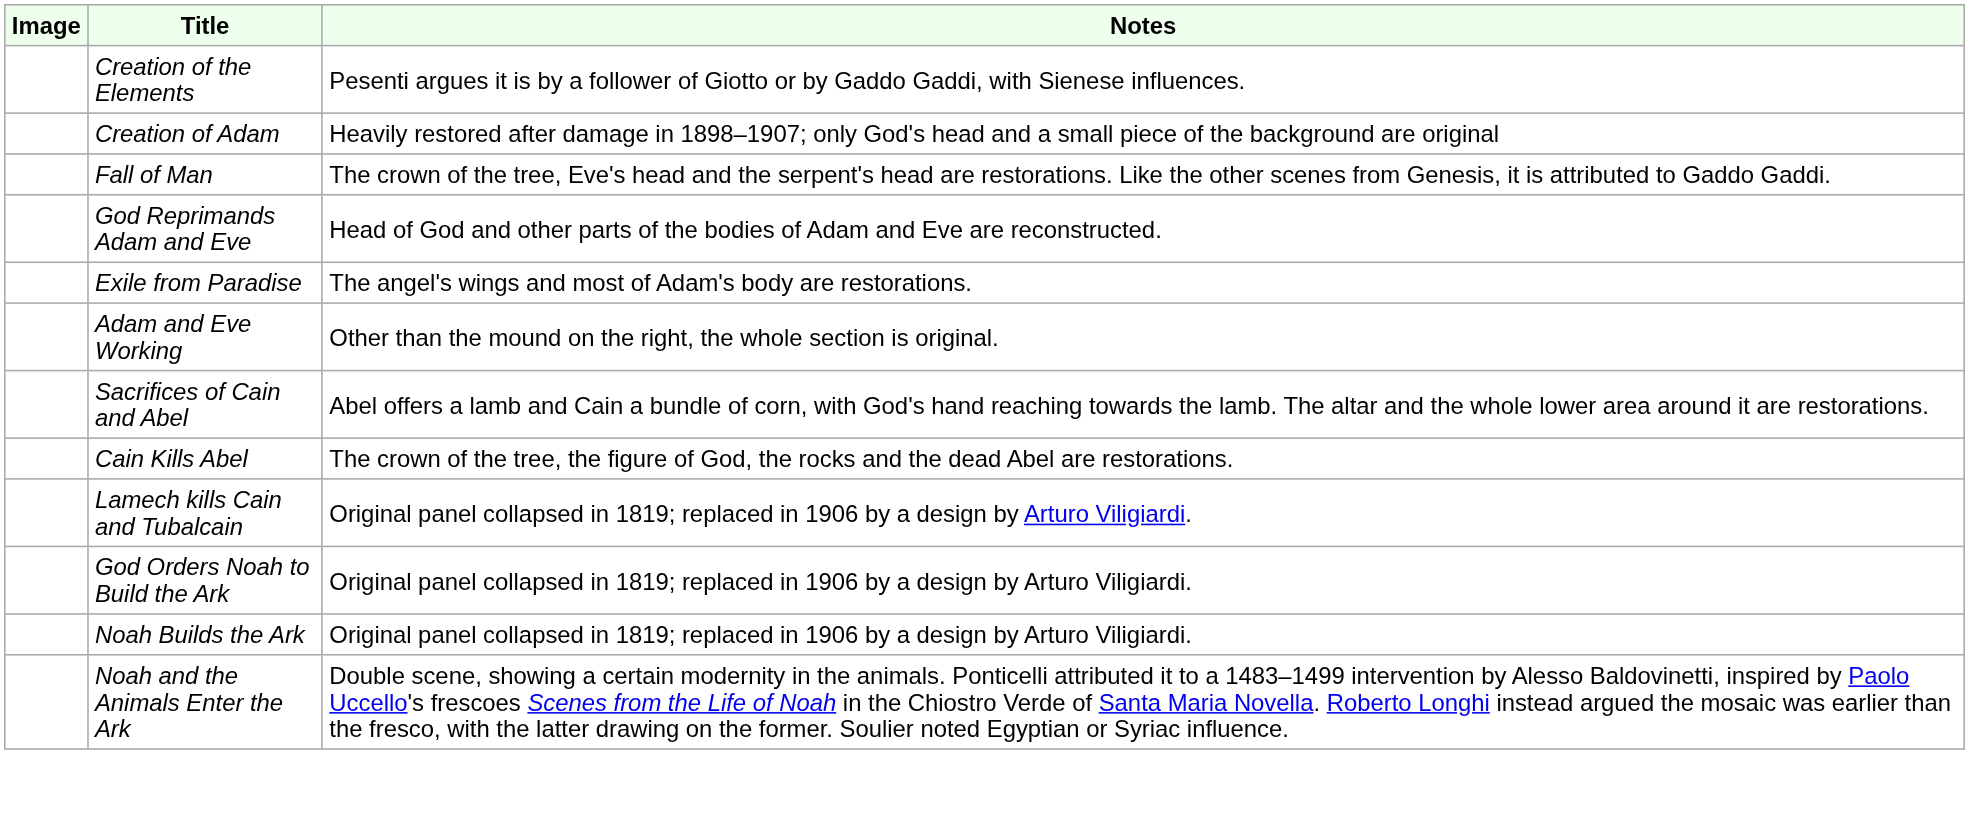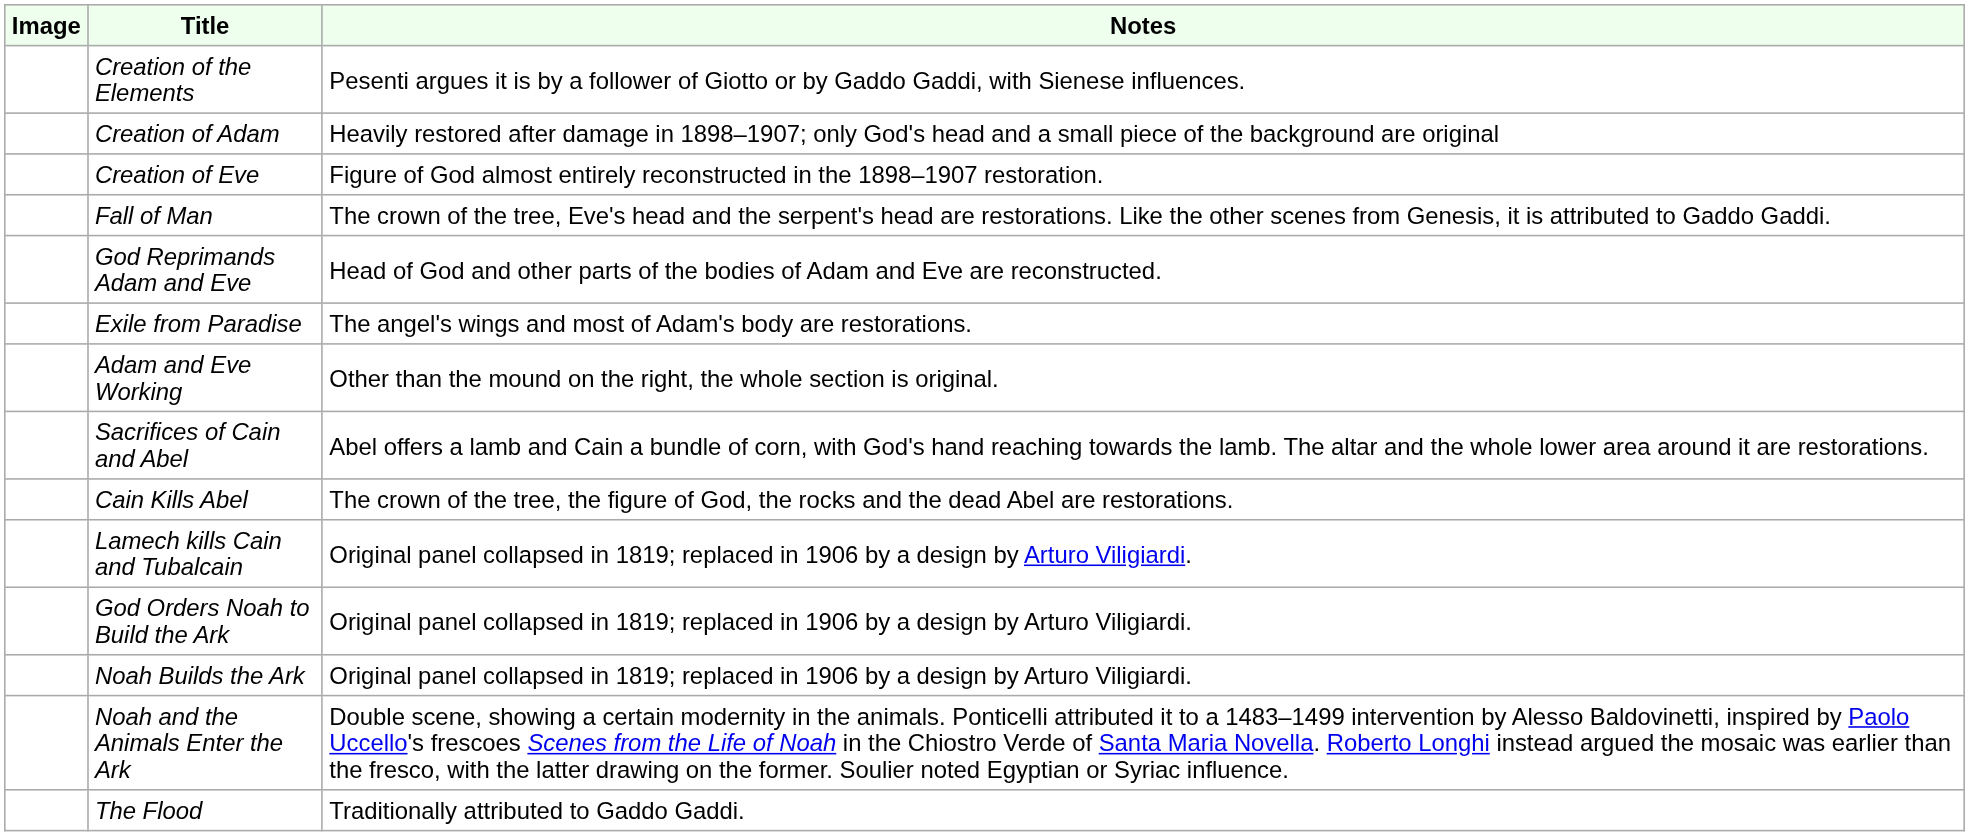+ row: (177, 175)
+ row: (149, 810)
